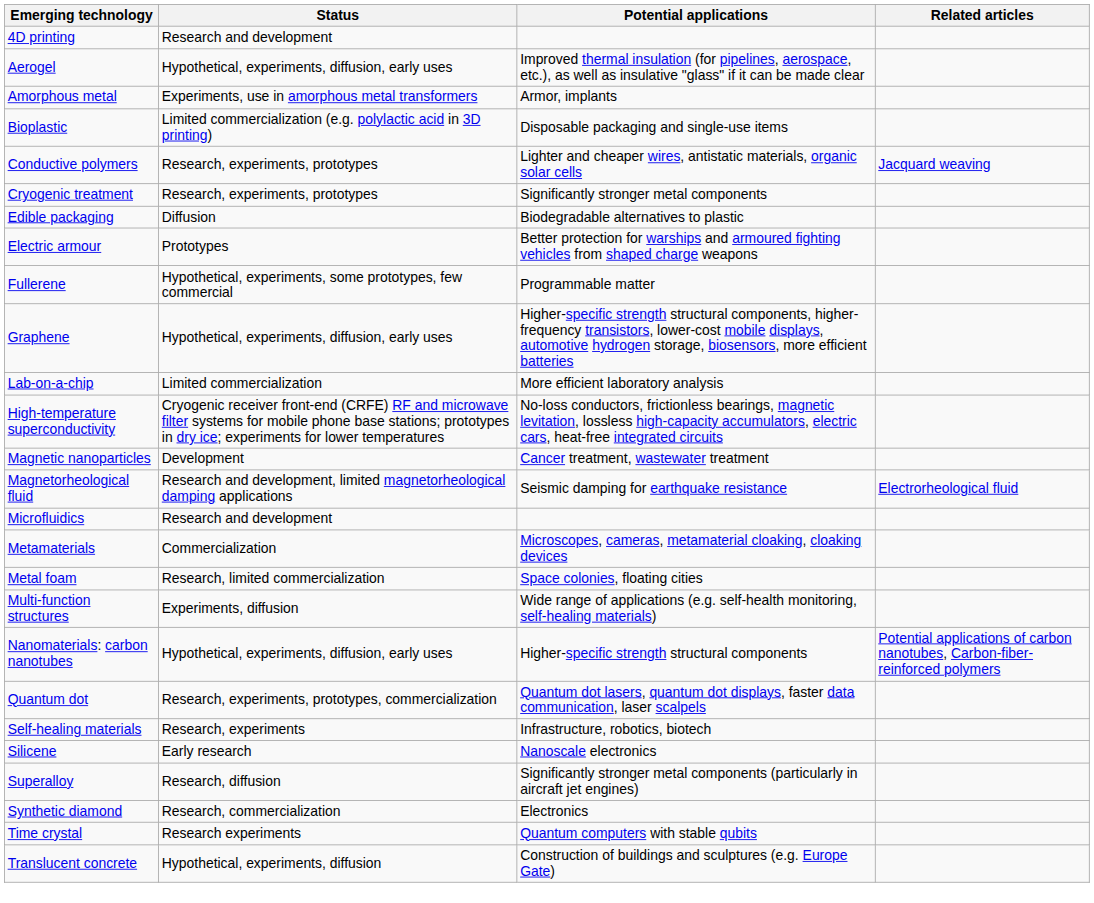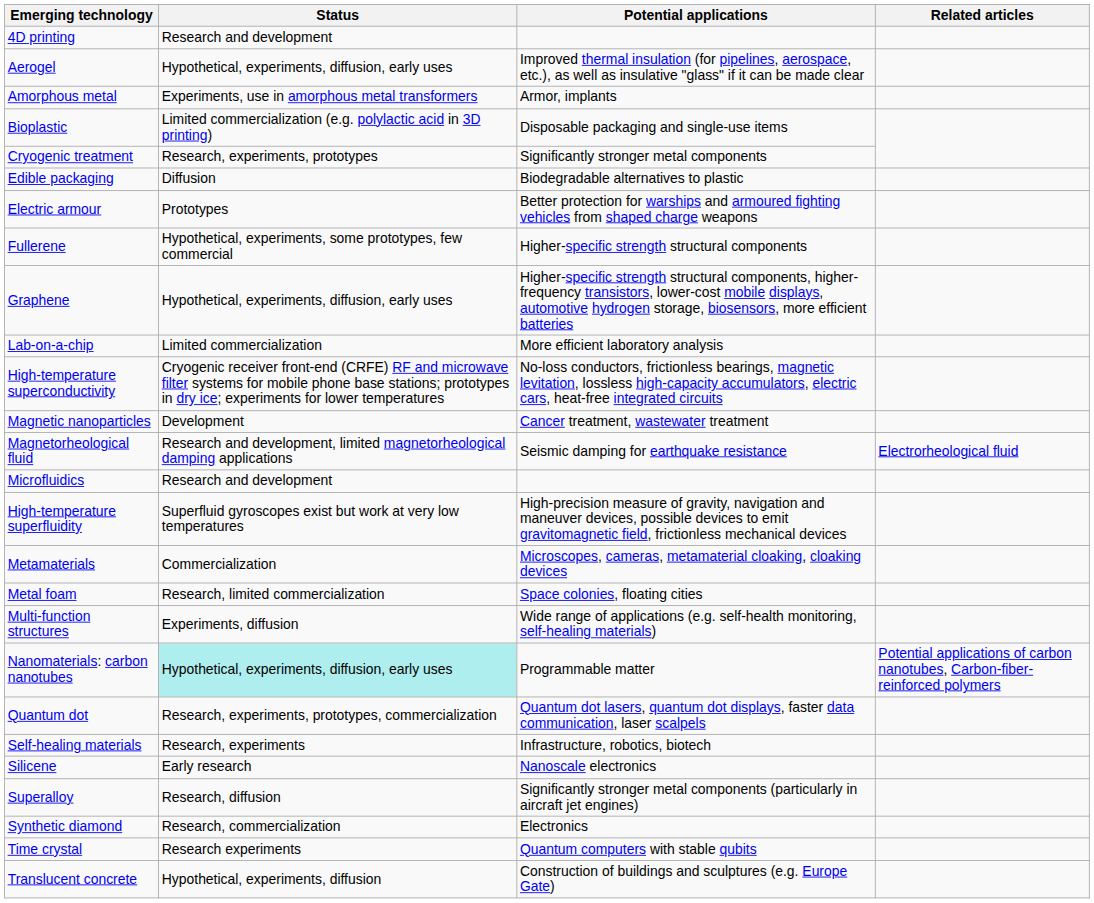- row: (73, 165)
(587, 284) Programmable matter -> (663, 246) Higher-specific strength structural components
+ row: (62, 518)
(307, 654) no background -> (307, 669) paleturquoise background
(664, 654) Higher-specific strength structural components -> (587, 669) Programmable matter
